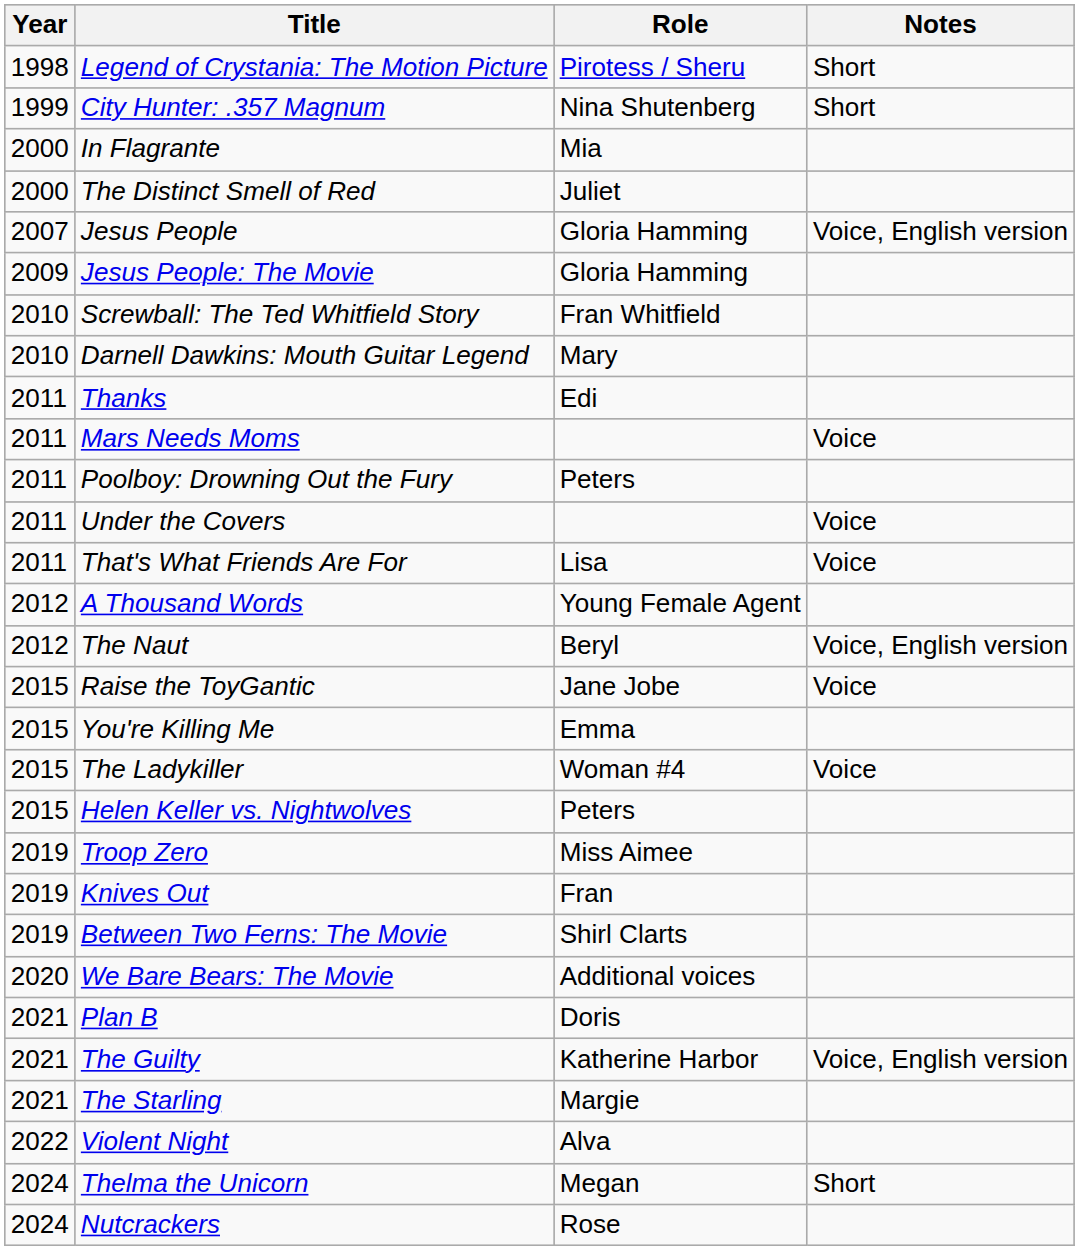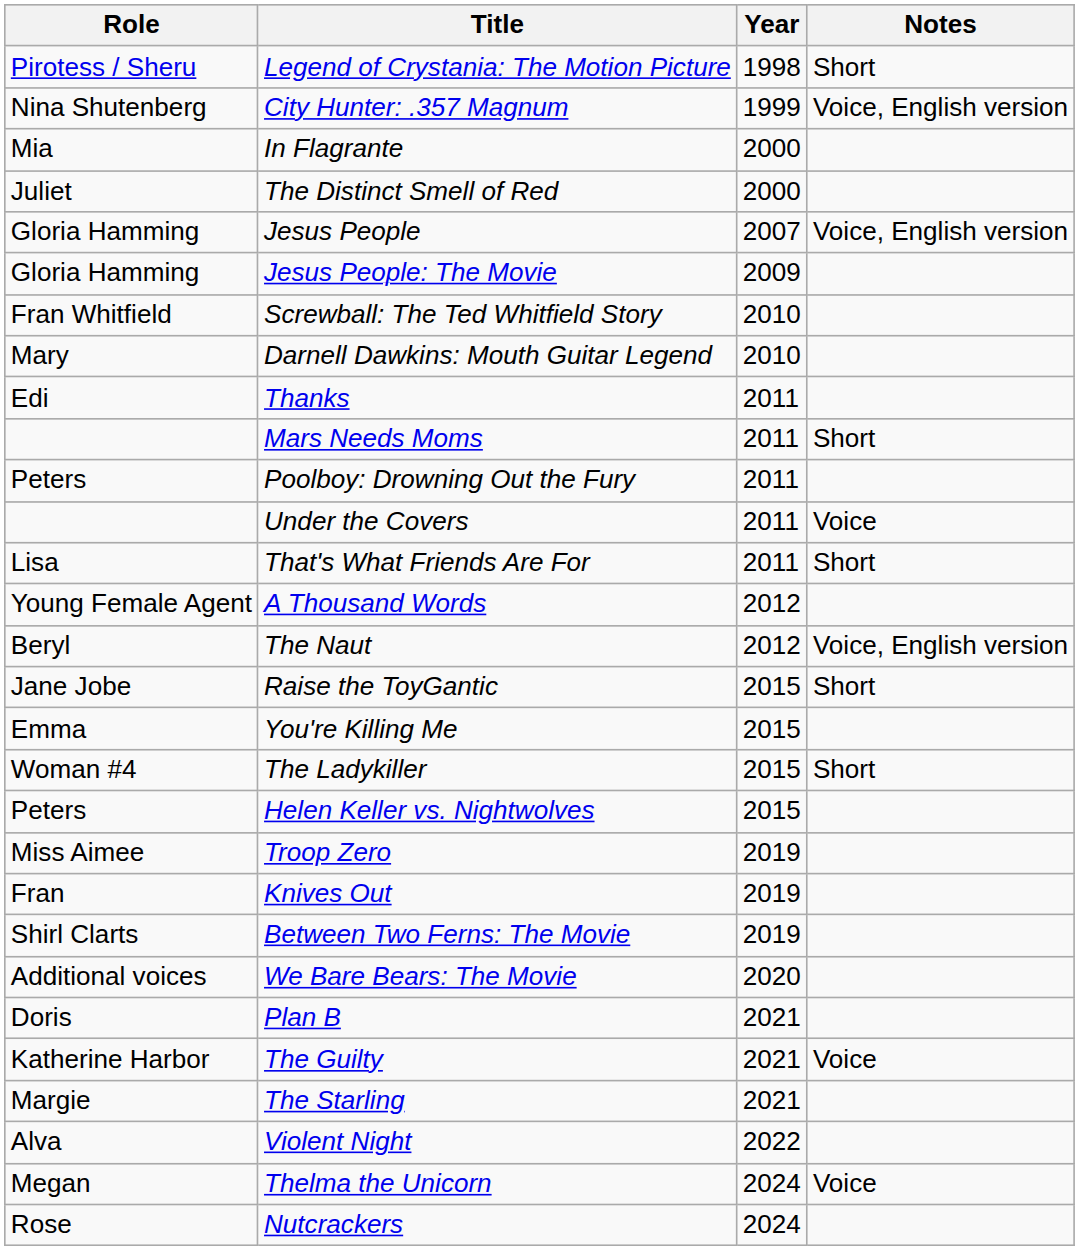columns swapped: (40, 25) <-> (680, 25)
(844, 107) Short -> (940, 107) Voice, English version
(845, 438) Voice -> (844, 438) Short
(845, 562) Voice -> (844, 562) Short
(845, 686) Voice -> (844, 686) Short
(845, 769) Voice -> (844, 769) Short
(940, 1059) Voice, English version -> (845, 1059) Voice
(844, 1183) Short -> (845, 1183) Voice
